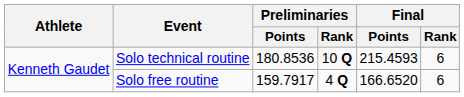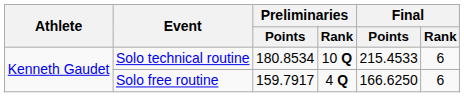(285, 59) 180.8536 -> (285, 59) 180.8534
(389, 59) 215.4593 -> (389, 59) 215.4533
(389, 81) 166.6520 -> (389, 81) 166.6250
